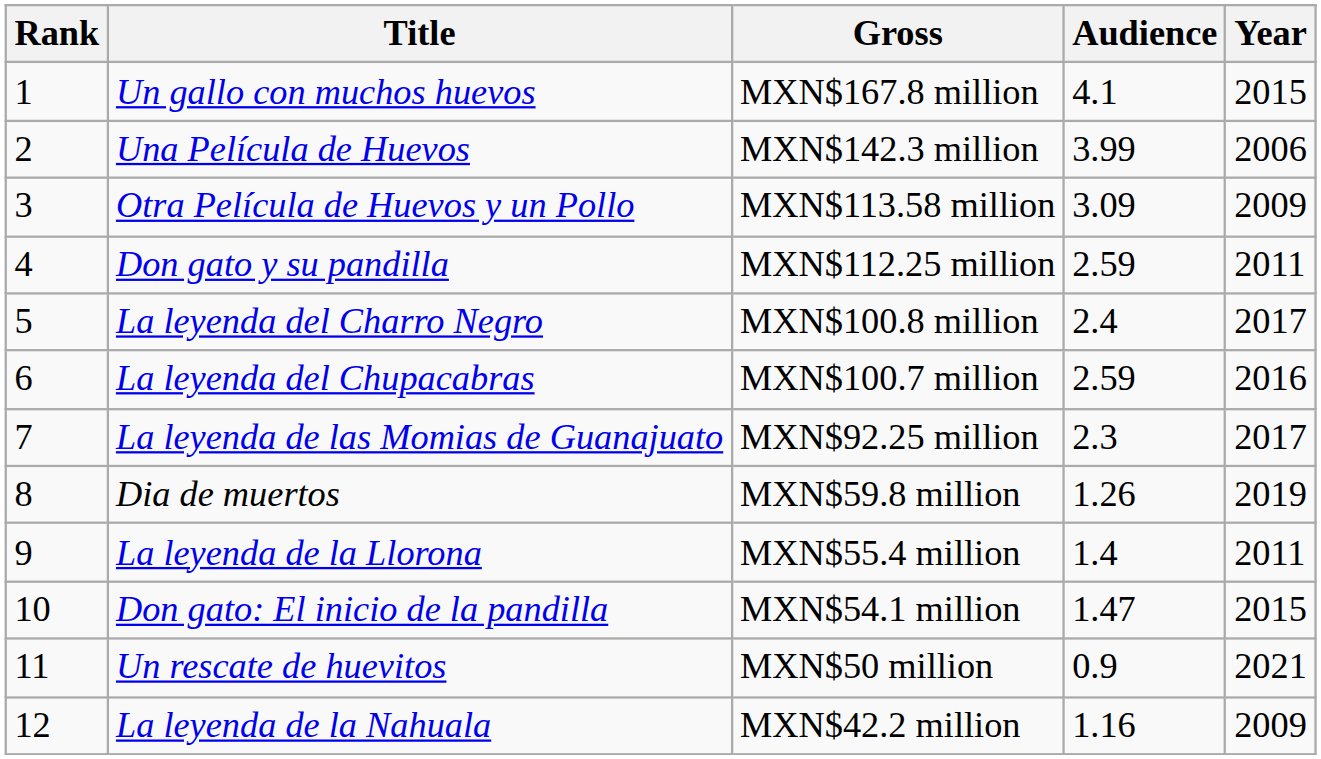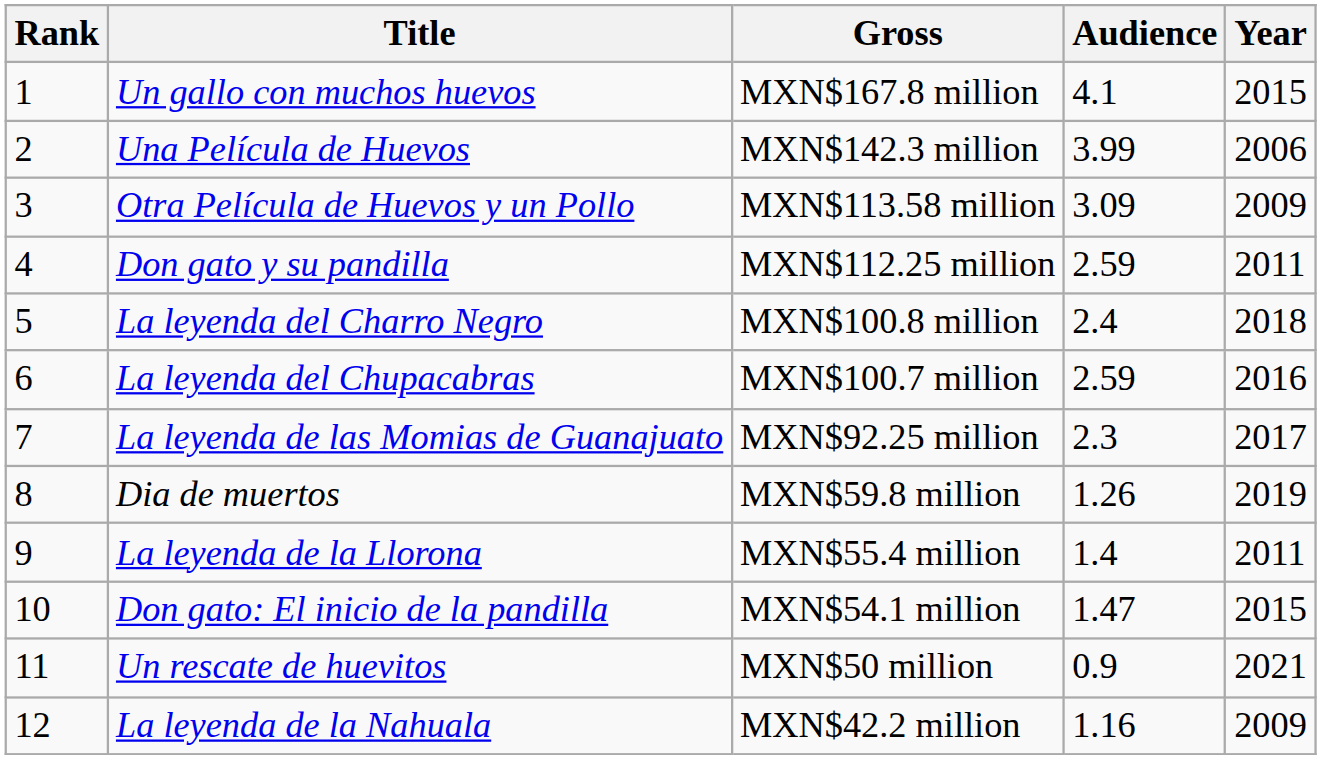(1271, 321) 2017 -> (1271, 321) 2018
